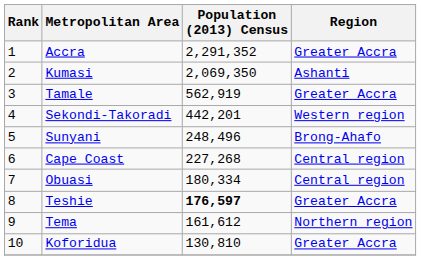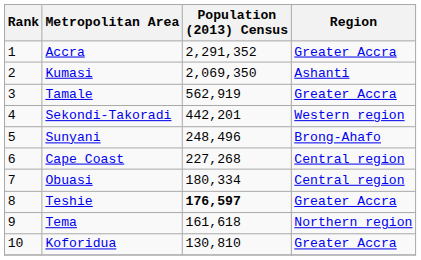(213, 223) 161,612 -> (213, 223) 161,618
